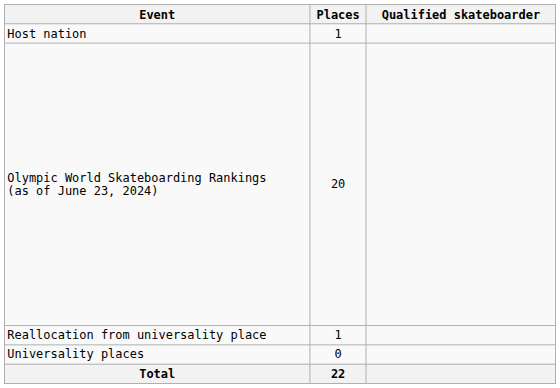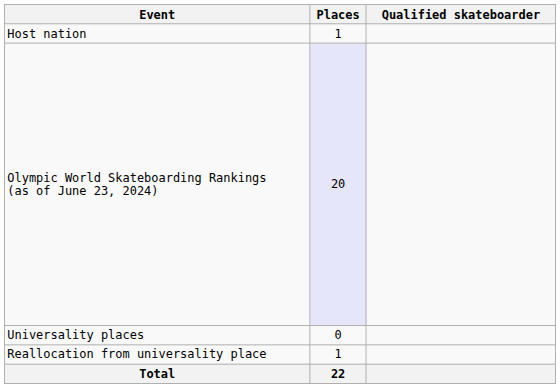(338, 184) no background -> (338, 184) lavender background
rows swapped: (76, 354) <-> (137, 335)
